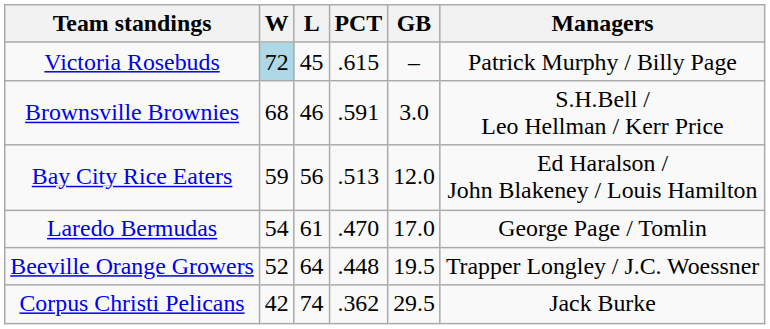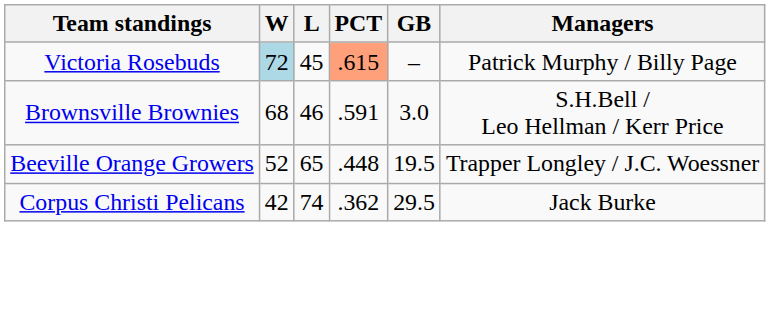(358, 61) no background -> (358, 61) lightsalmon background
- row: (132, 177)
- row: (132, 228)
(312, 266) 64 -> (312, 163) 65
